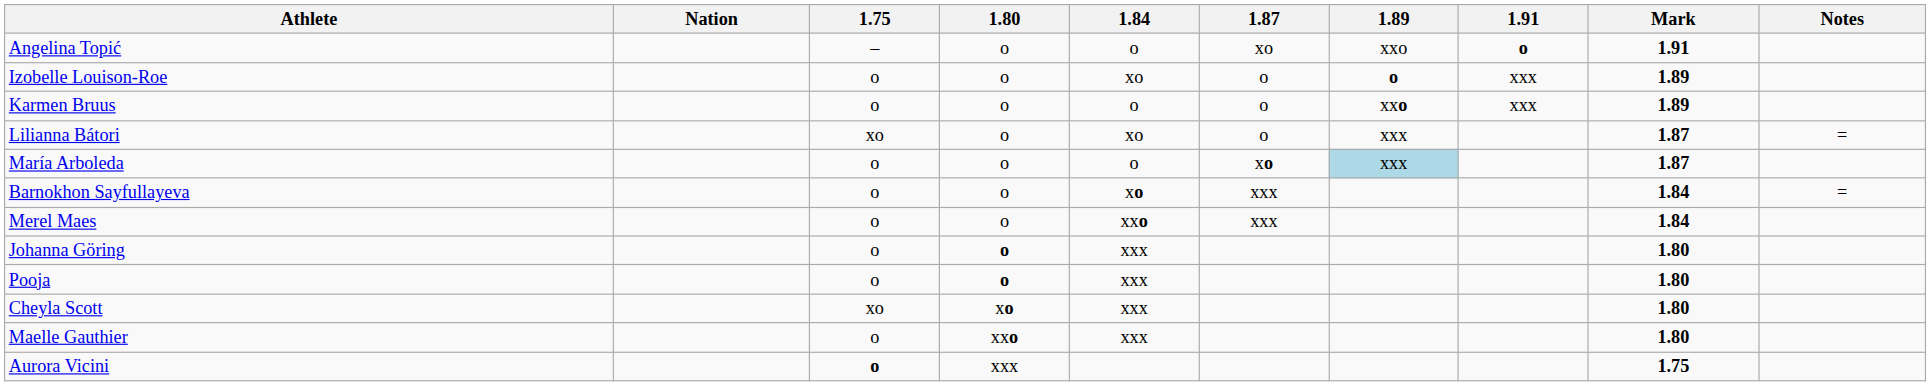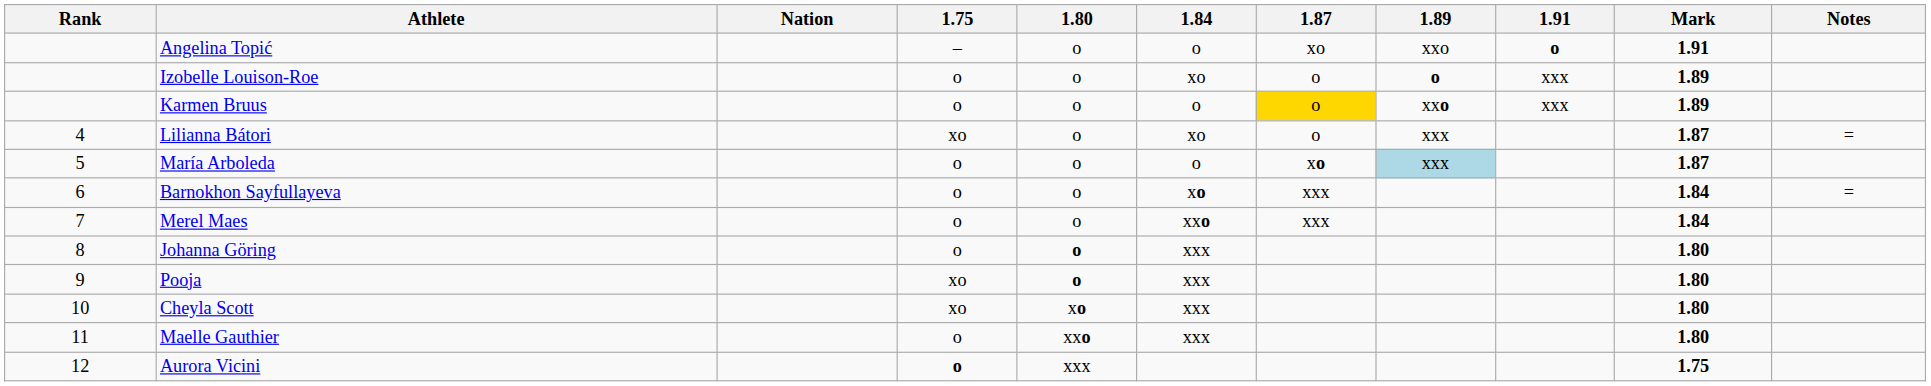+ column: (80, 18)
(1264, 105) no background -> (1316, 105) gold background
(875, 279) o -> (957, 279) xo
